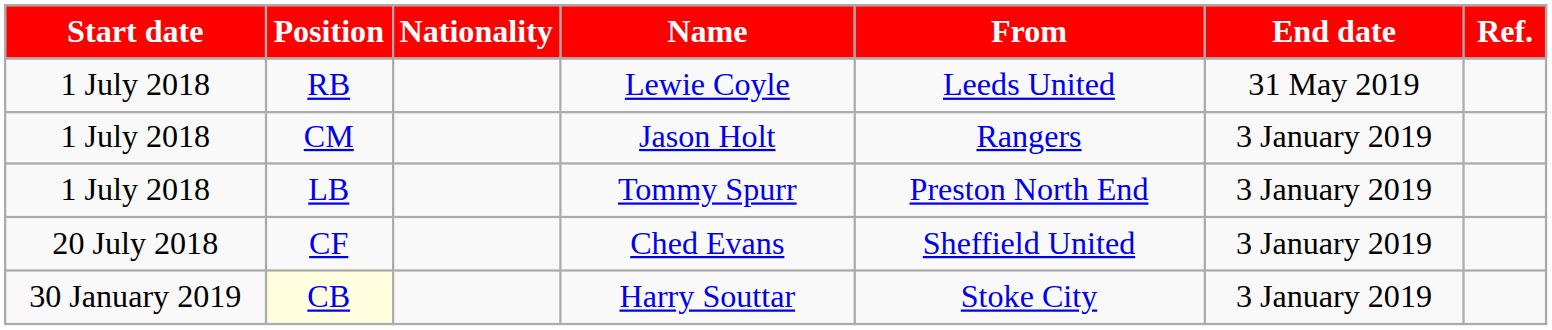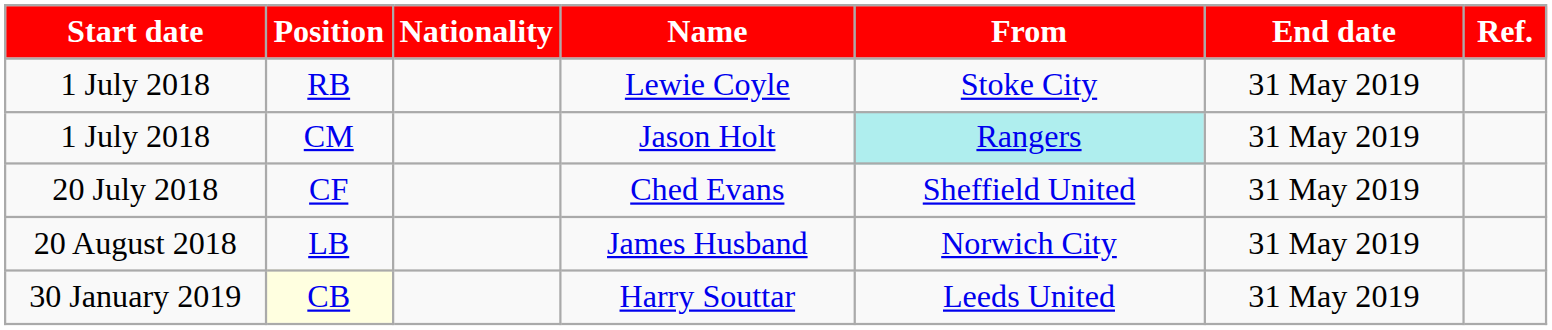(1029, 84) Leeds United -> (1029, 84) Stoke City
(1029, 137) no background -> (1029, 137) paleturquoise background
(1334, 137) 3 January 2019 -> (1334, 137) 31 May 2019
- row: (707, 190)
(1334, 243) 3 January 2019 -> (1334, 190) 31 May 2019
+ row: (707, 243)
(1029, 296) Stoke City -> (1029, 296) Leeds United
(1334, 296) 3 January 2019 -> (1334, 296) 31 May 2019
